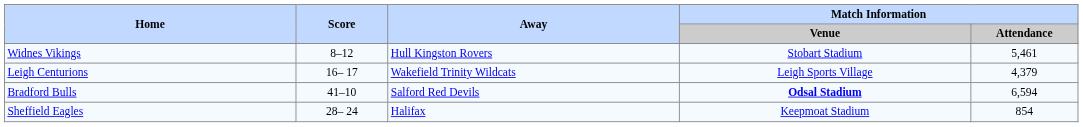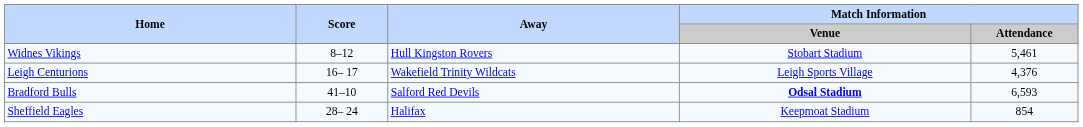(1024, 72) 4,379 -> (1024, 72) 4,376
(1024, 92) 6,594 -> (1024, 92) 6,593
